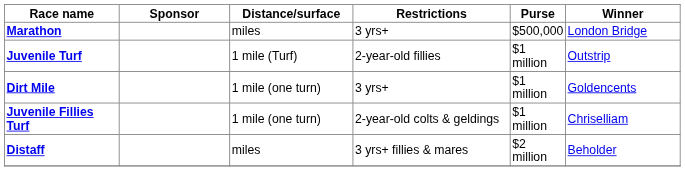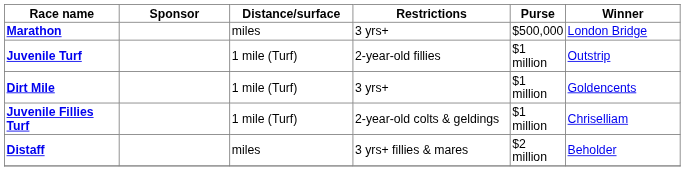(276, 87) 1 mile (one turn) -> (265, 87) 1 mile (Turf)
(276, 119) 1 mile (one turn) -> (265, 119) 1 mile (Turf)
